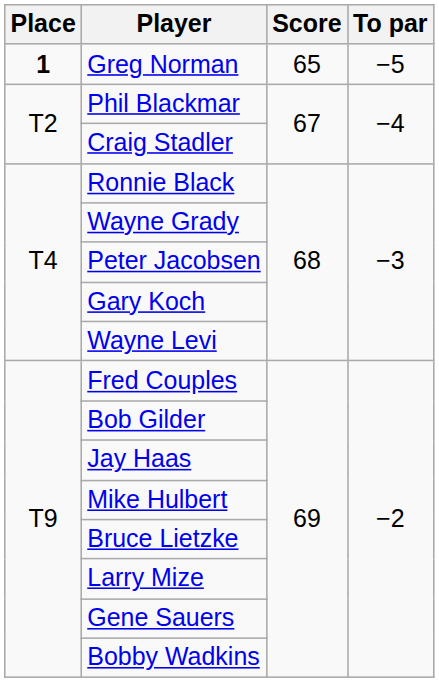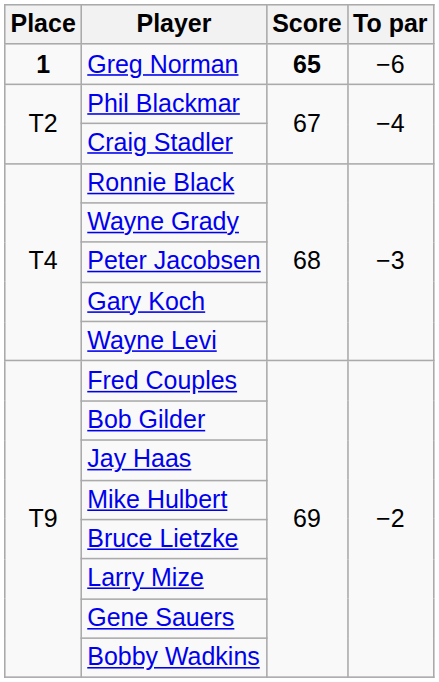(307, 63) normal -> (307, 63) bold
(390, 63) −5 -> (390, 63) −6
